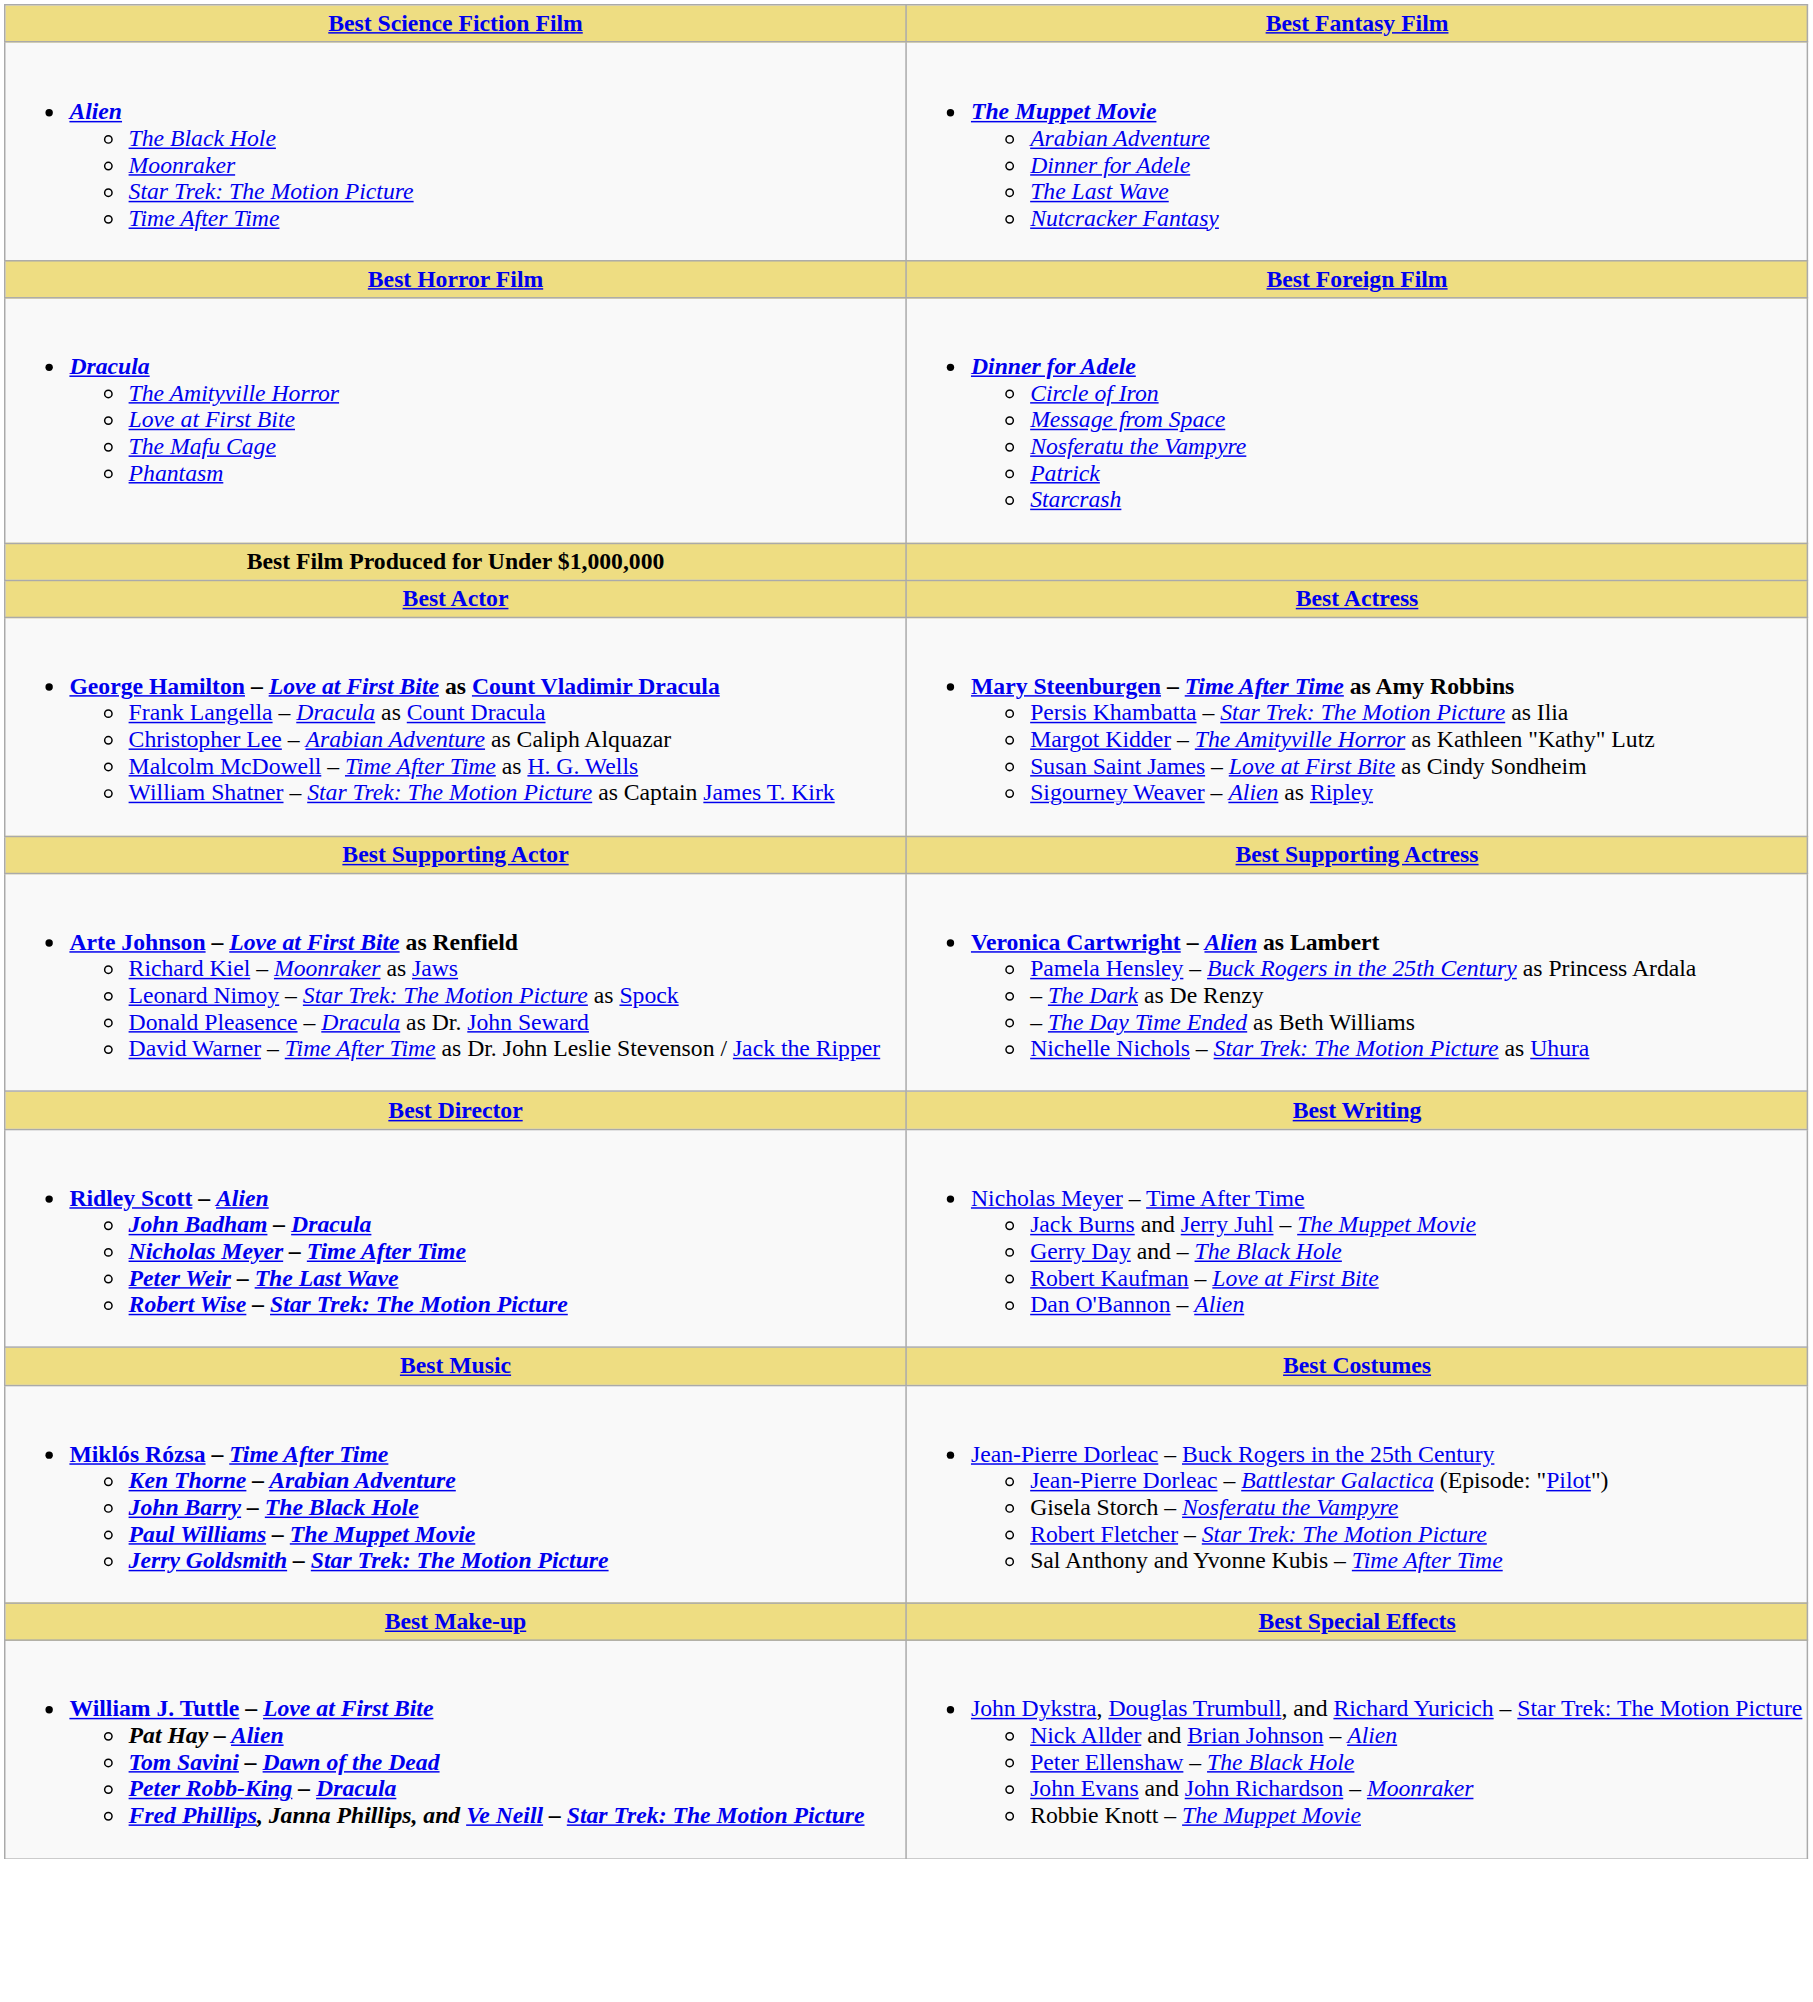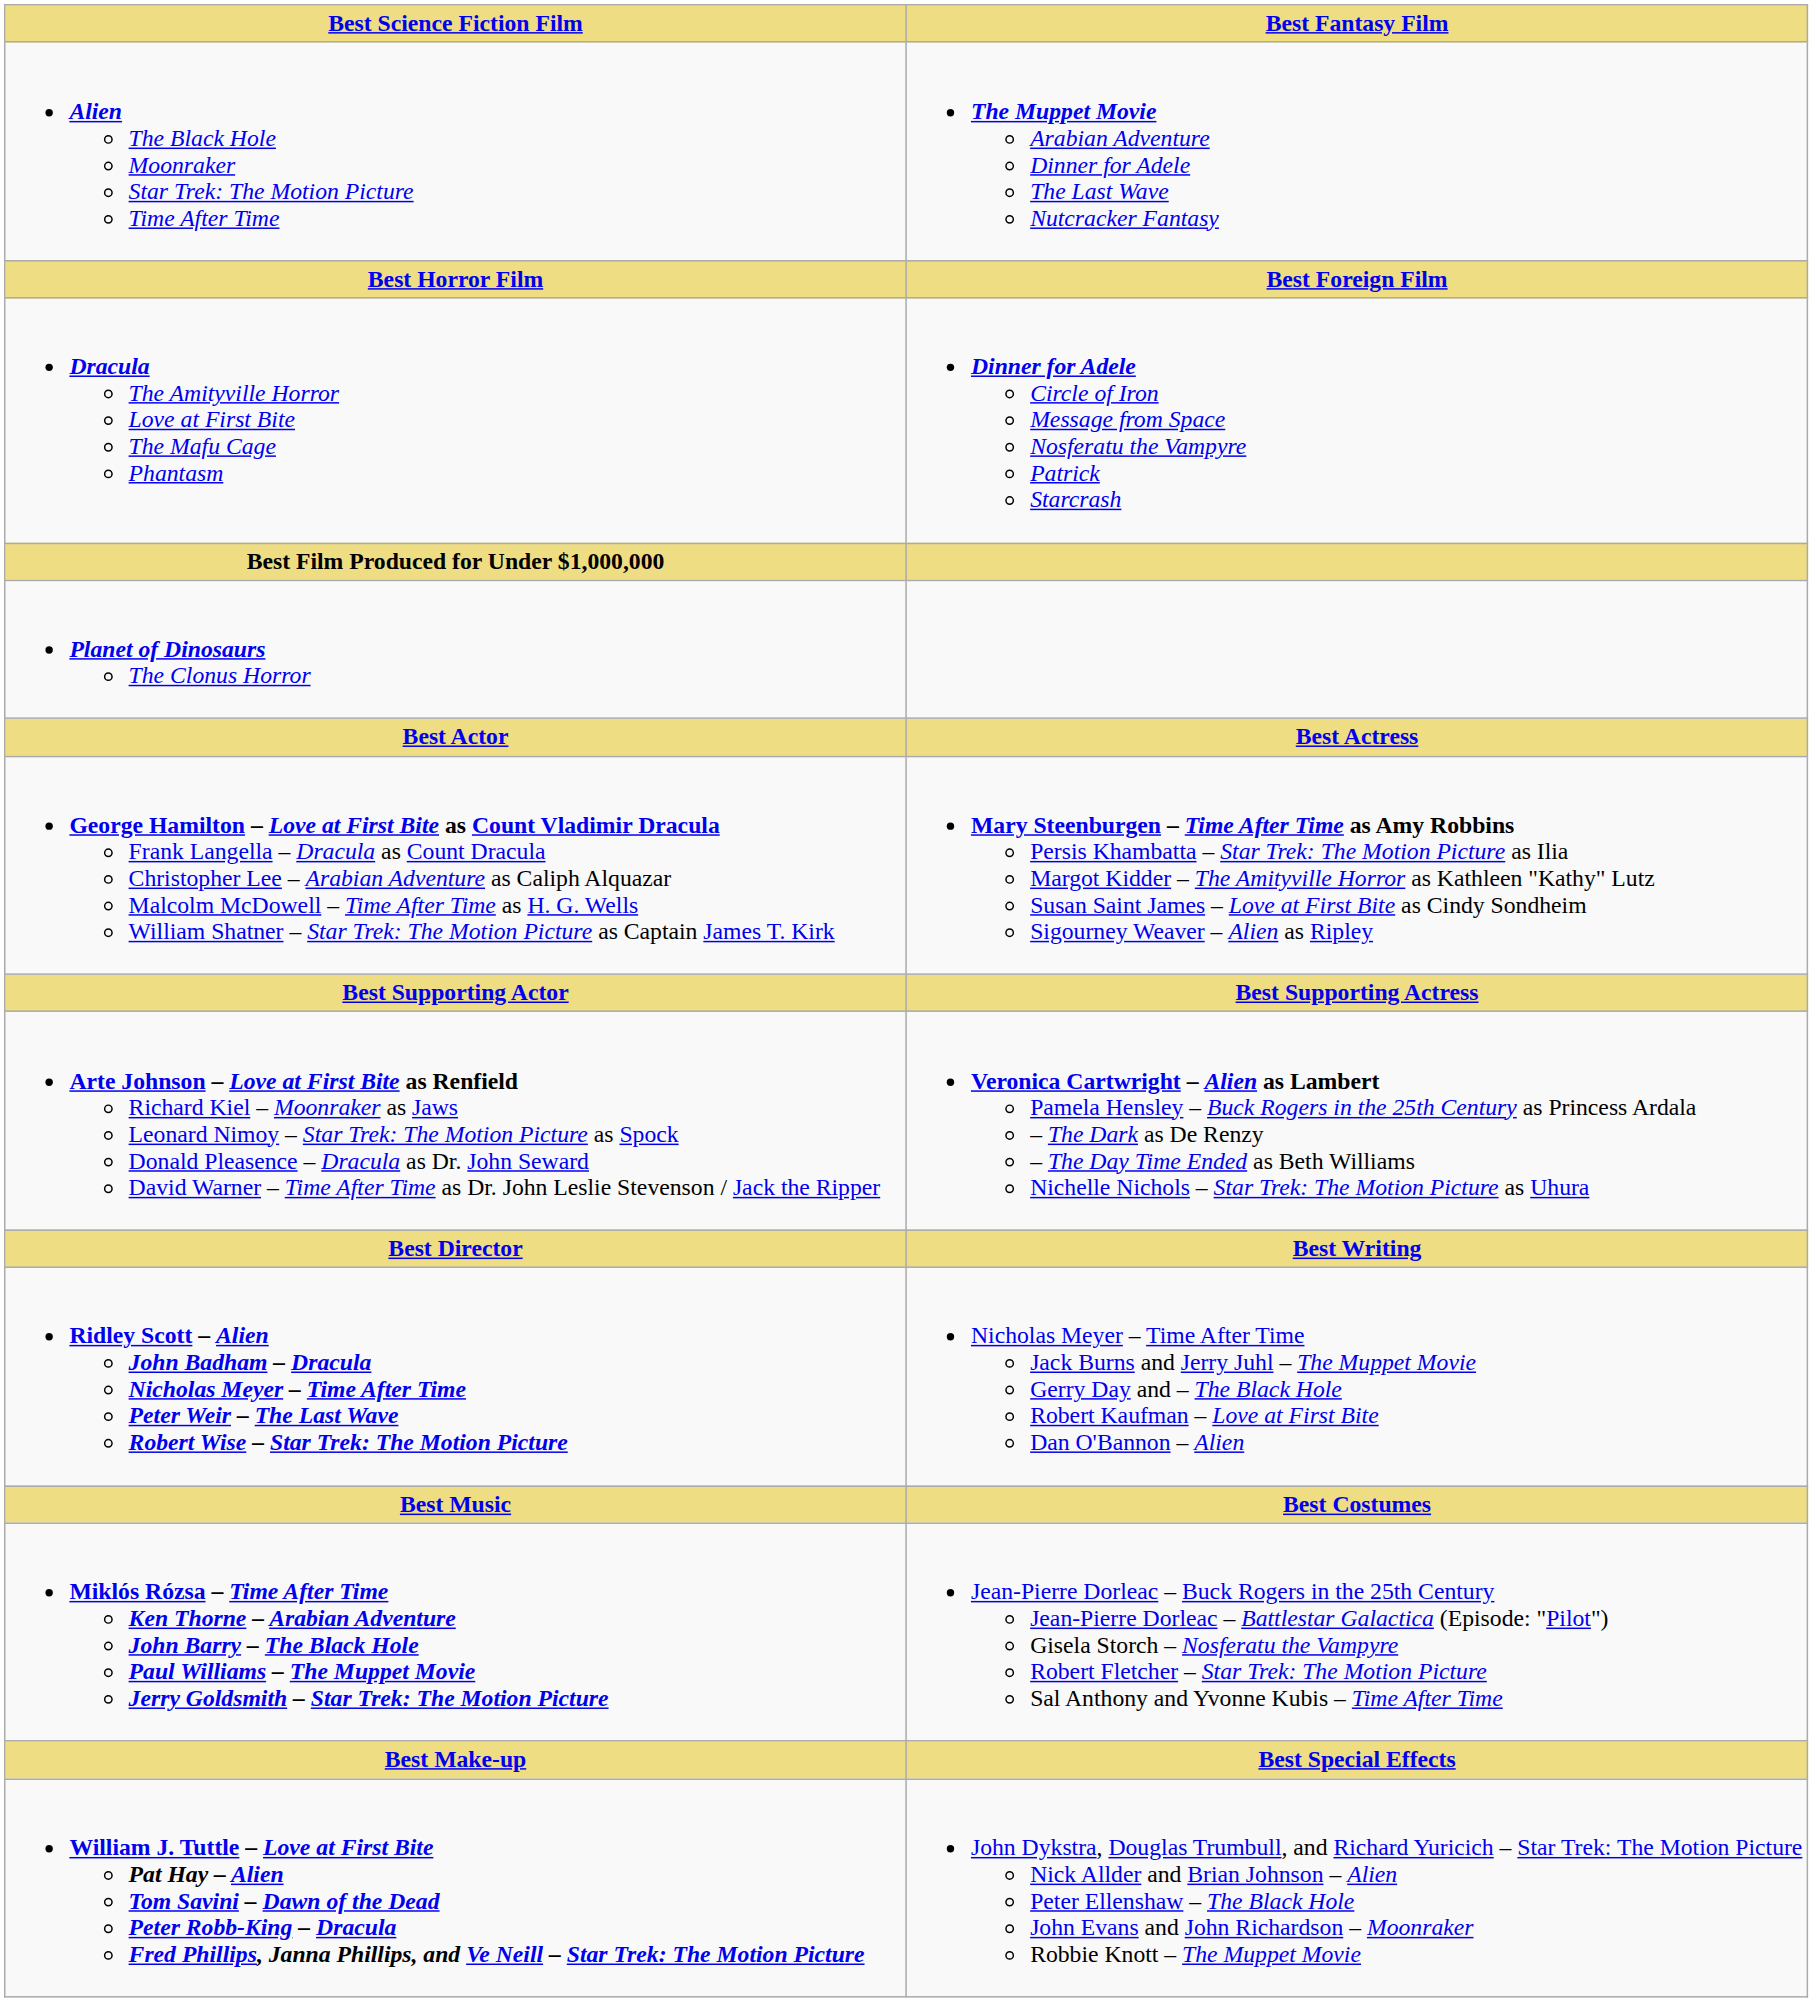+ row: (456, 663)
